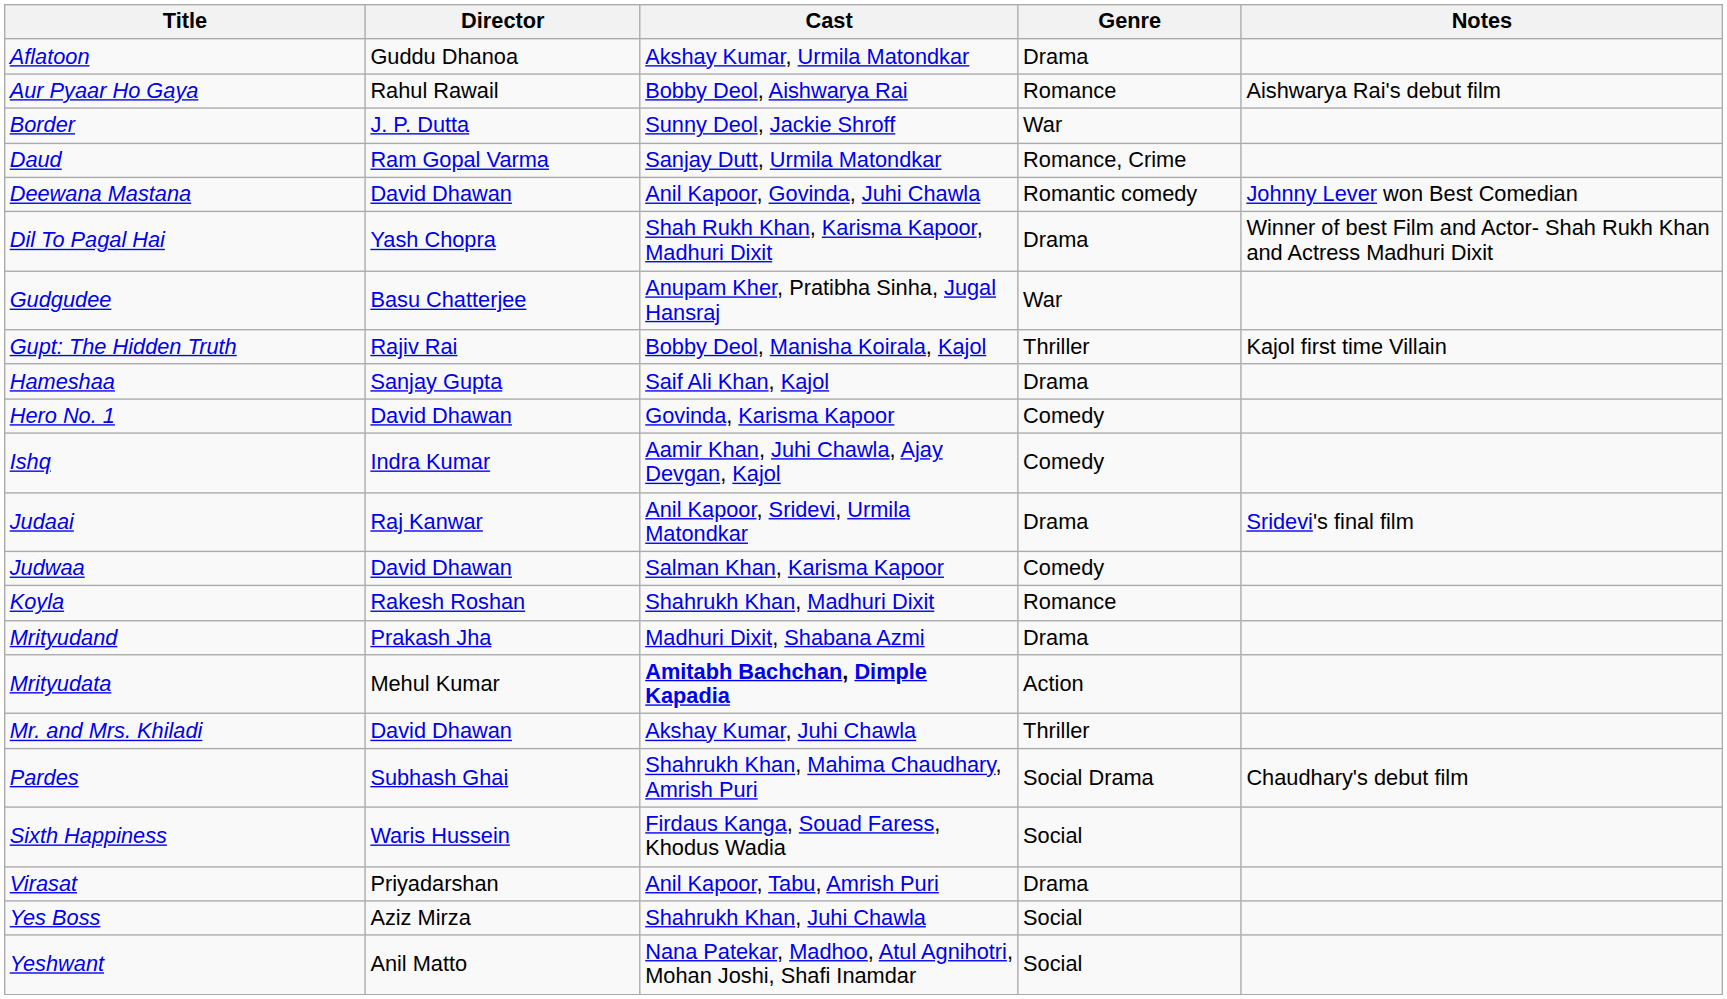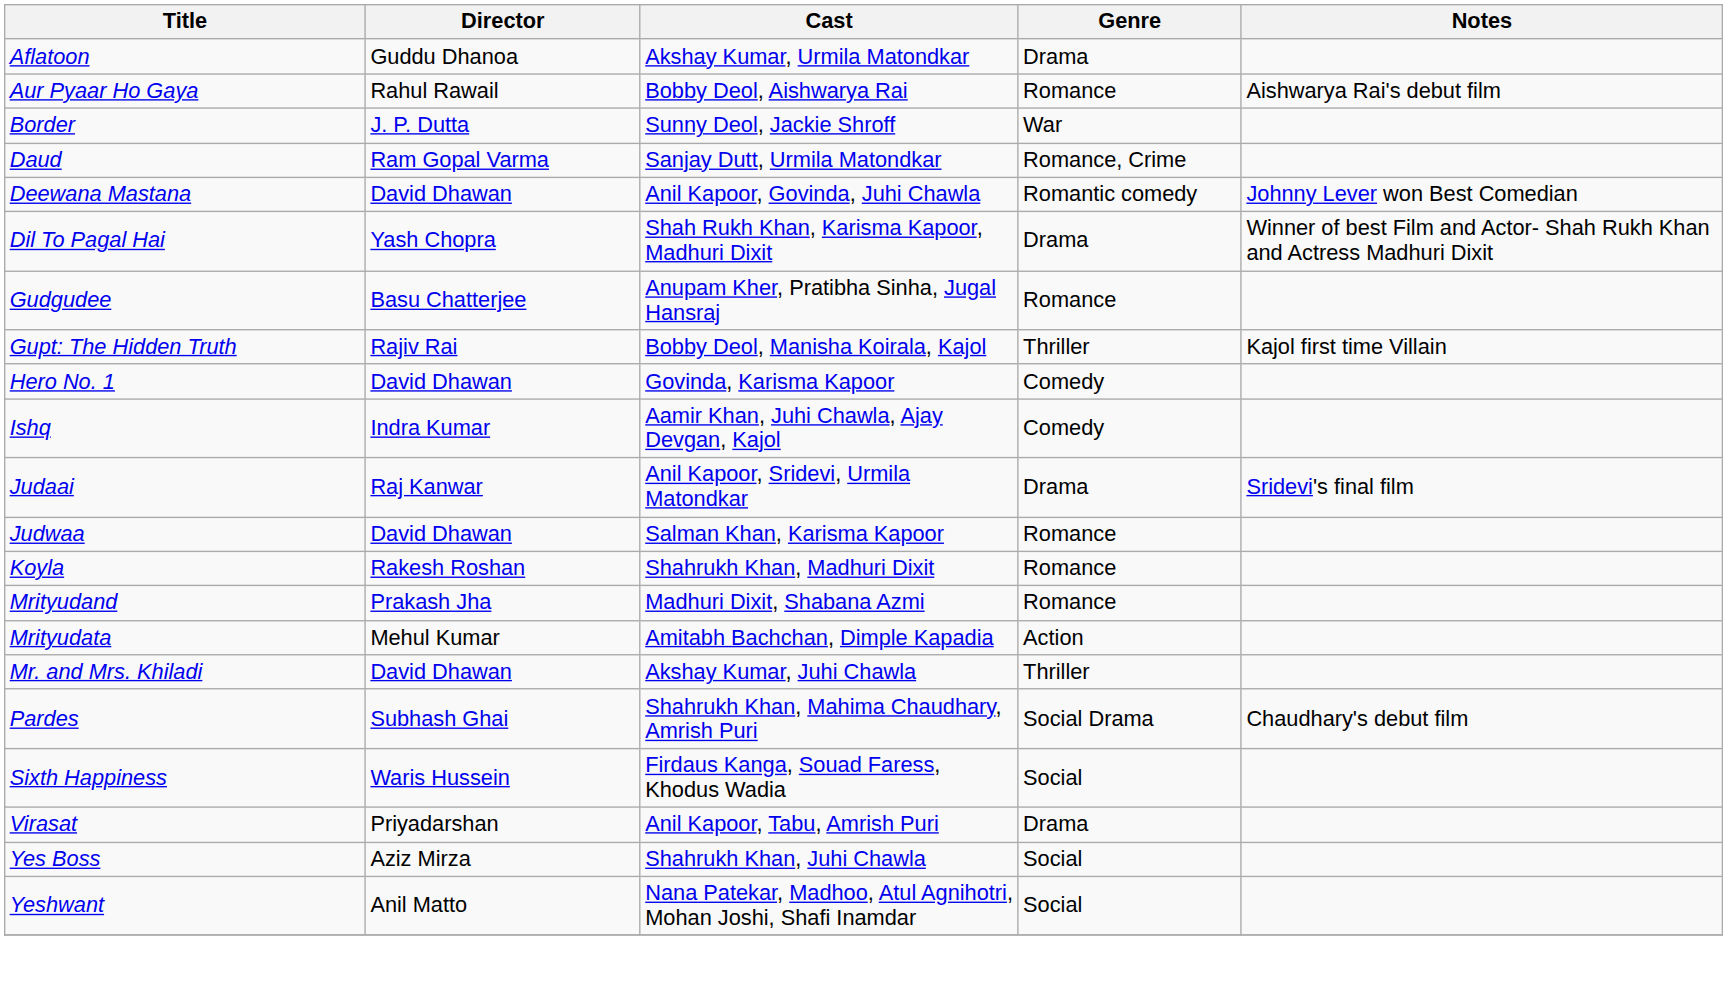(1043, 300) War -> (1070, 300) Romance
- row: (62, 381)
(1064, 568) Comedy -> (1070, 533) Romance
(1056, 637) Drama -> (1070, 602) Romance
(786, 684) bold -> (819, 637) normal
